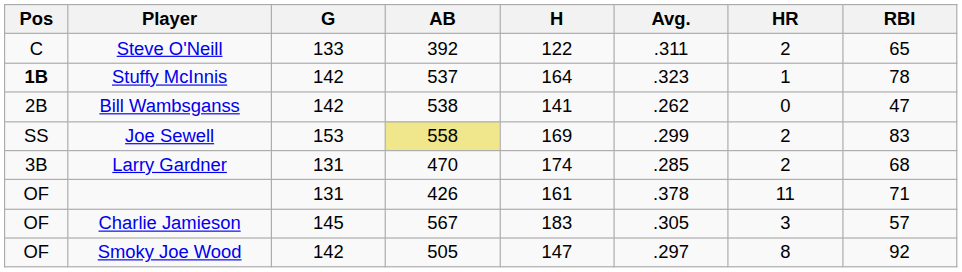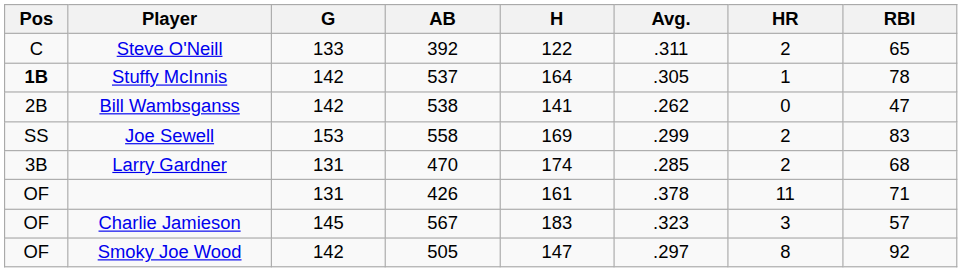(671, 77) .323 -> (671, 77) .305
(443, 135) khaki background -> (443, 135) no background
(671, 223) .305 -> (671, 223) .323
